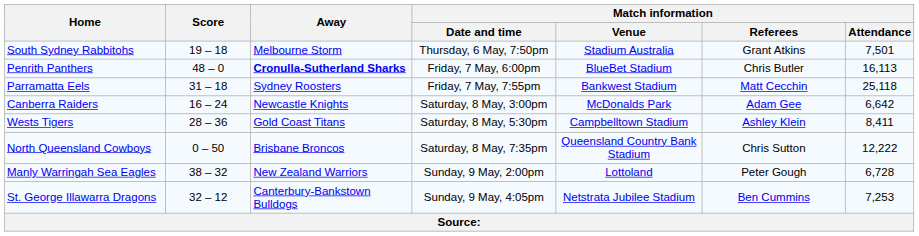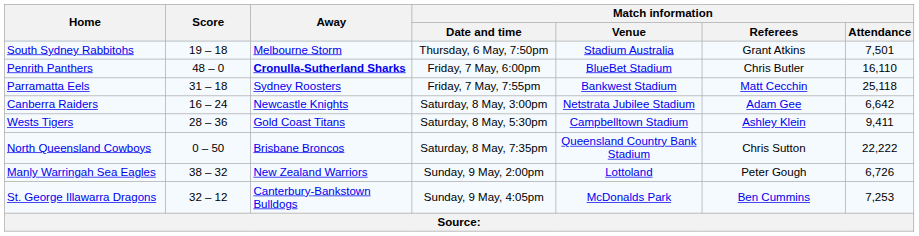(880, 68) 16,113 -> (880, 68) 16,110
(629, 104) McDonalds Park -> (629, 104) Netstrata Jubilee Stadium
(880, 123) 8,411 -> (880, 123) 9,411
(880, 148) 12,222 -> (880, 148) 22,222
(880, 172) 6,728 -> (880, 172) 6,726
(629, 197) Netstrata Jubilee Stadium -> (629, 197) McDonalds Park
